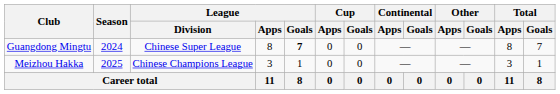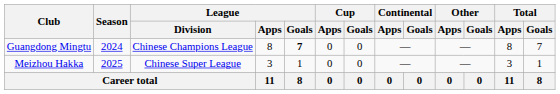(193, 47) Chinese Super League -> (193, 47) Chinese Champions League
(193, 64) Chinese Champions League -> (193, 64) Chinese Super League
